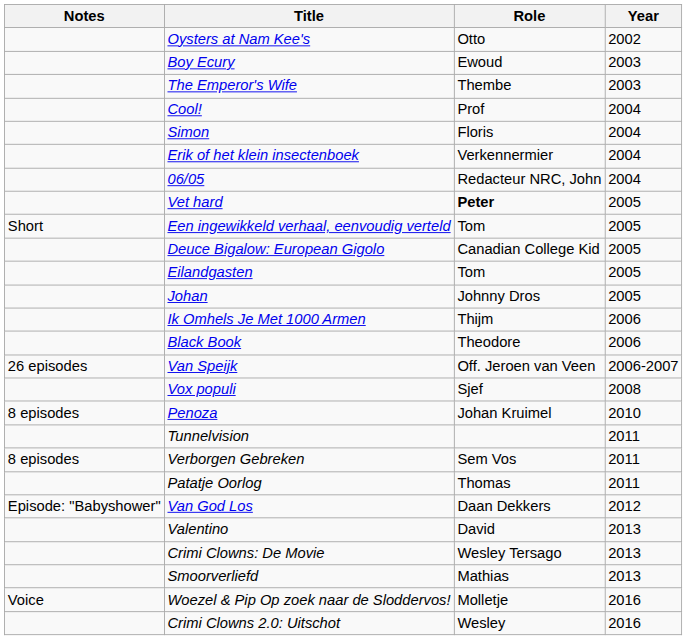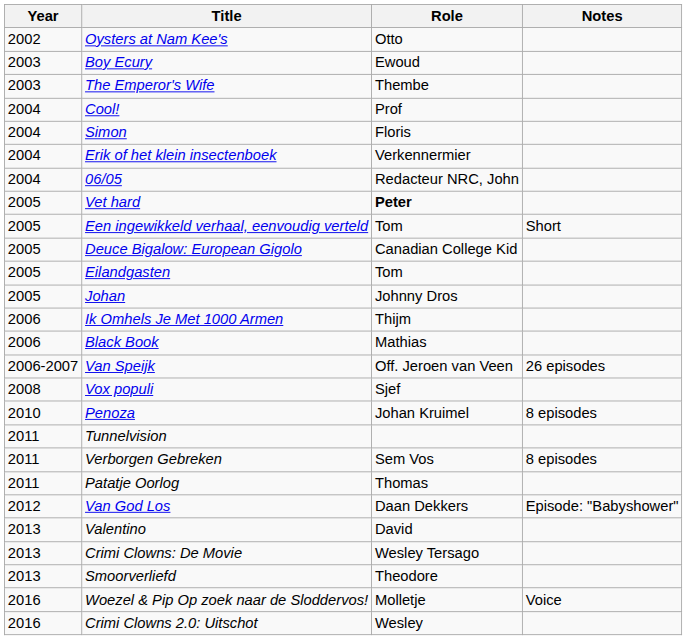columns swapped: (643, 16) <-> (84, 16)
(489, 343) Theodore -> (401, 343) Mathias
(483, 576) Mathias -> (406, 576) Theodore
